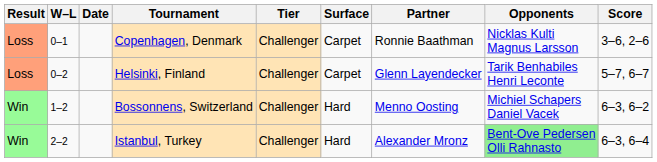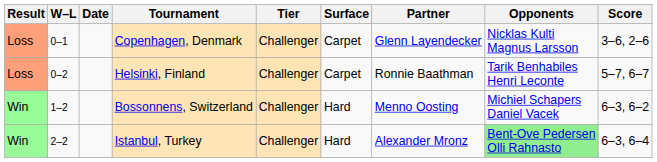(424, 40) Ronnie Baathman -> (428, 40) Glenn Layendecker
(428, 74) Glenn Layendecker -> (424, 74) Ronnie Baathman
